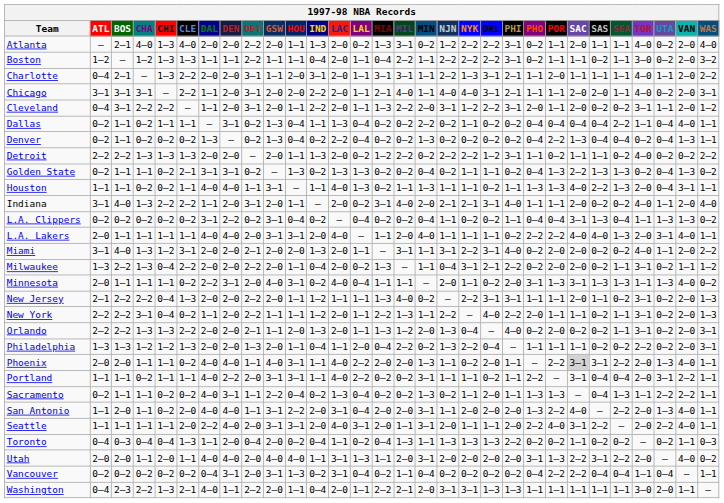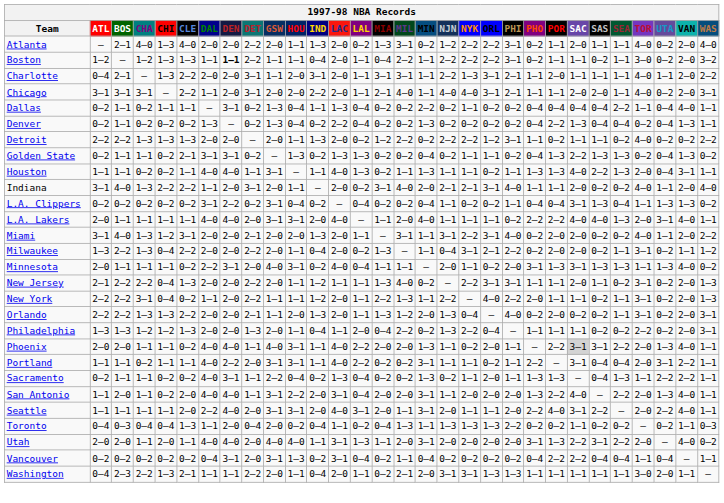(231, 60) normal -> (231, 60) bold
- row: (32, 108)
(209, 490) 4–0 -> (209, 474) 1–1
(383, 490) 2–2 -> (383, 474) 0–2
